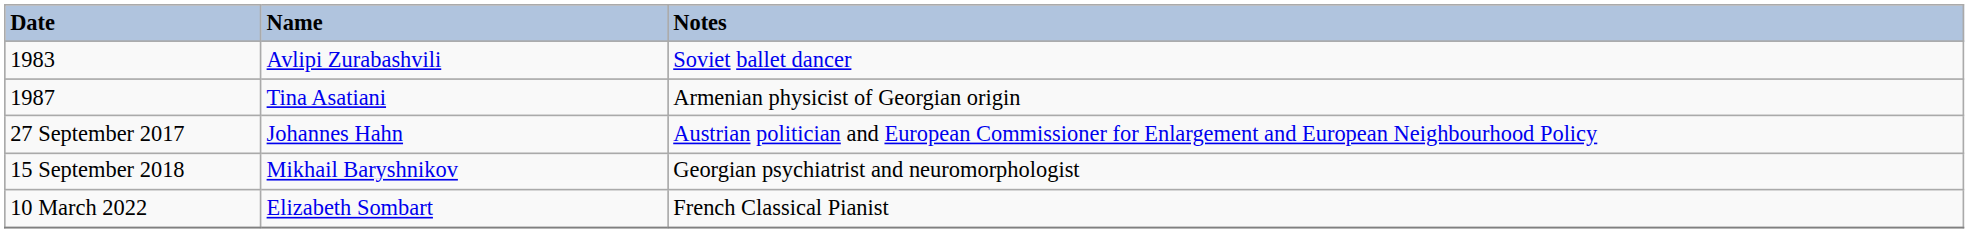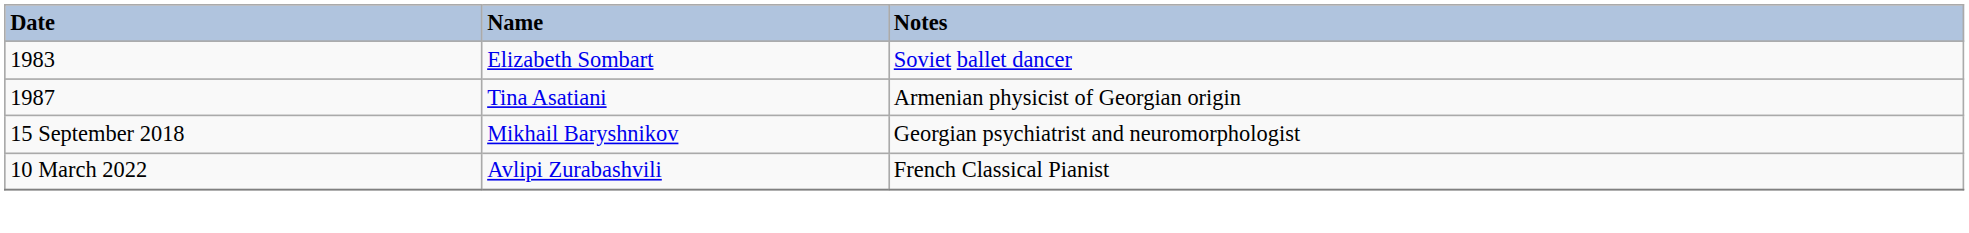(354, 59) Avlipi Zurabashvili -> (570, 59) Elizabeth Sombart
- row: (97, 133)
(350, 207) Elizabeth Sombart -> (574, 170) Avlipi Zurabashvili
